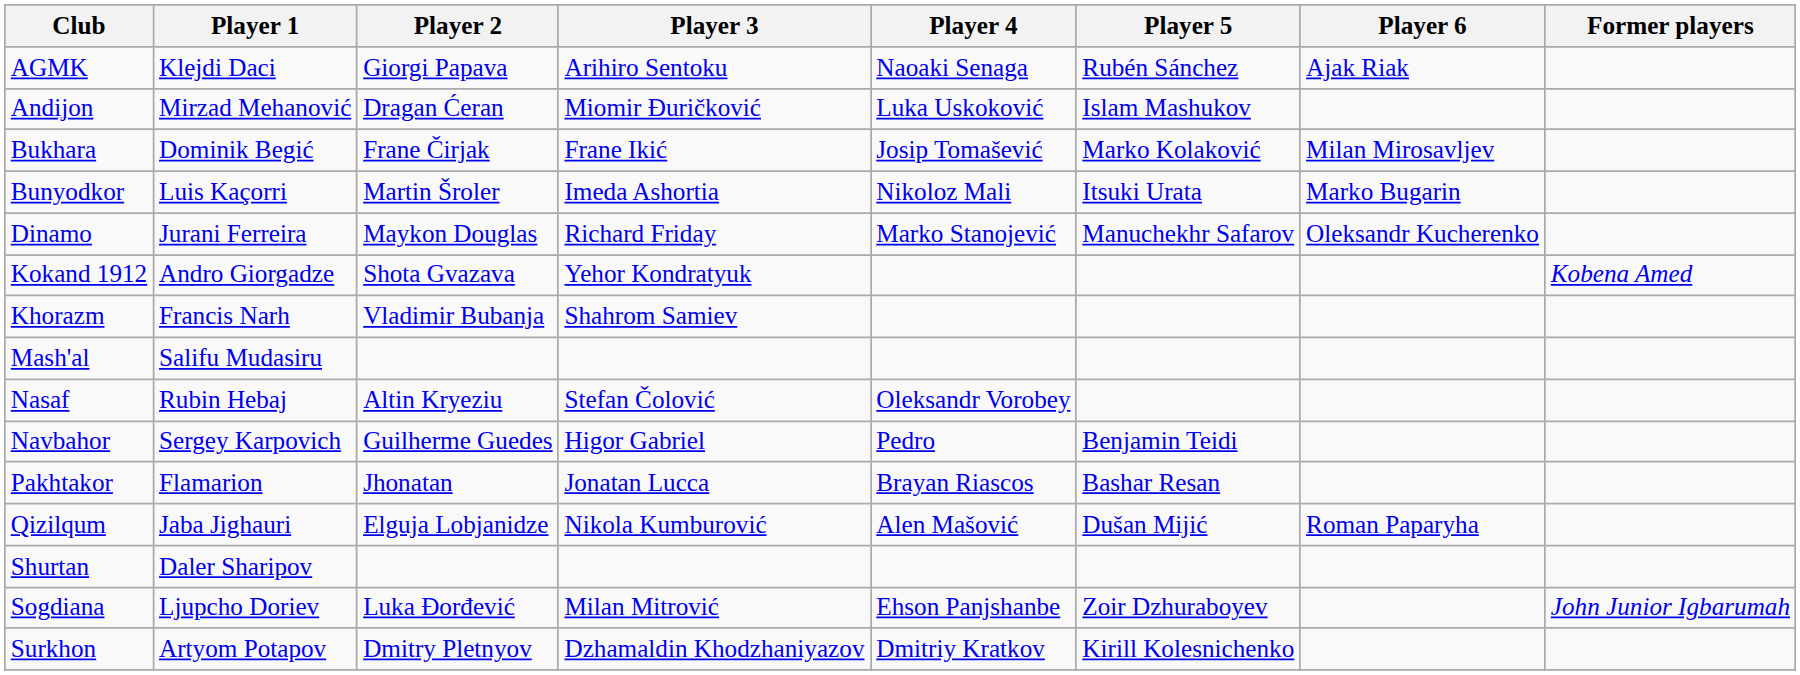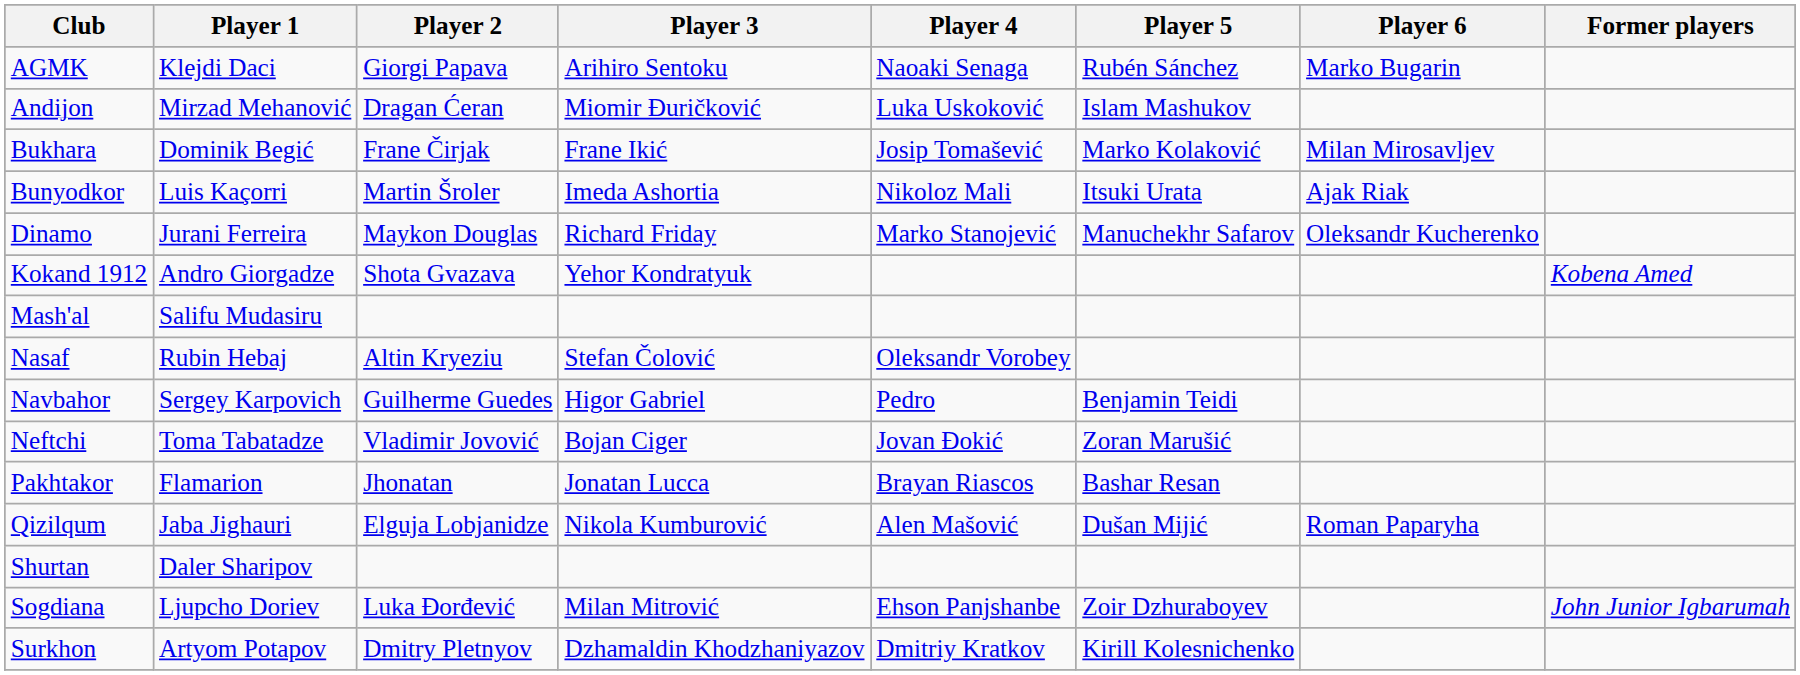(1358, 67) Ajak Riak -> (1383, 67) Marko Bugarin
(1383, 191) Marko Bugarin -> (1358, 191) Ajak Riak
- row: (58, 316)
+ row: (49, 441)
